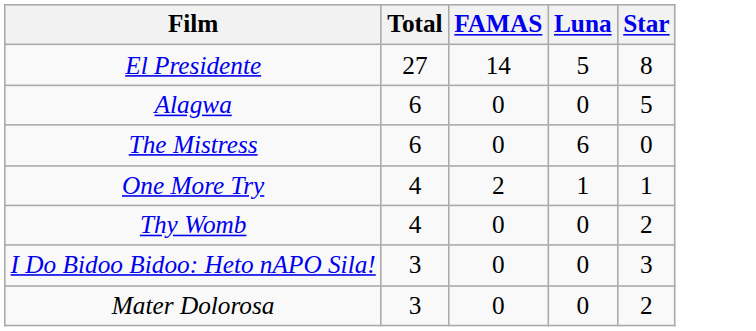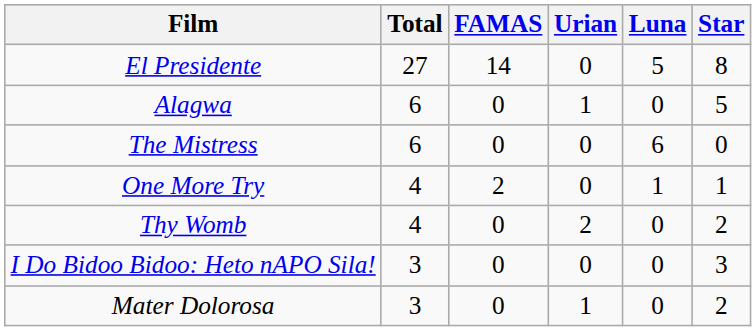+ column: (586, 24)
